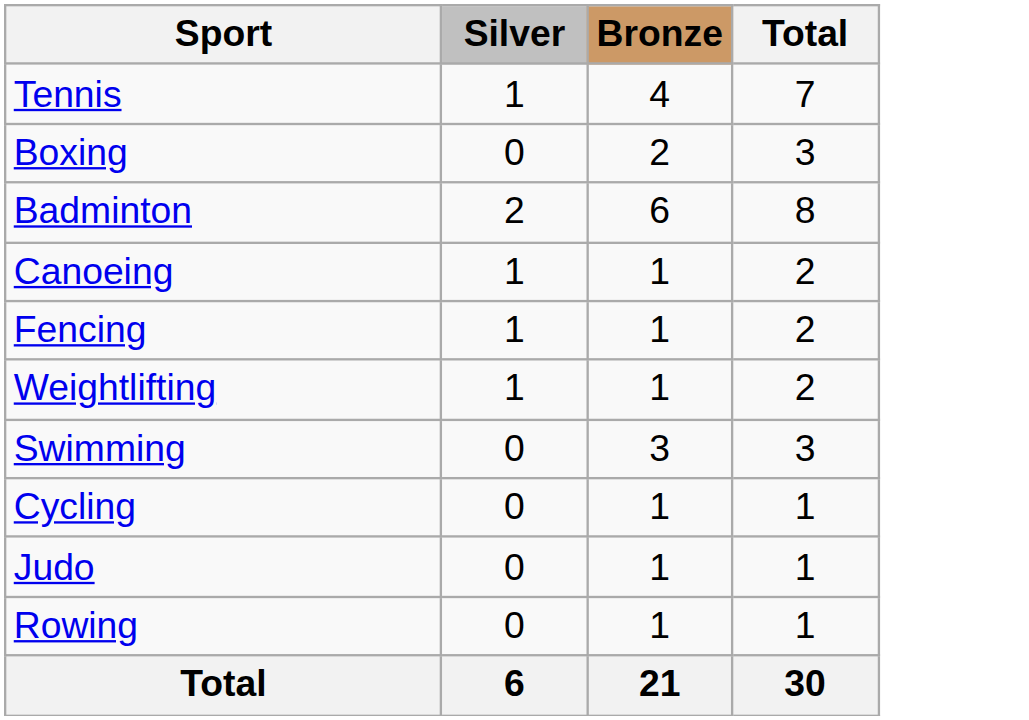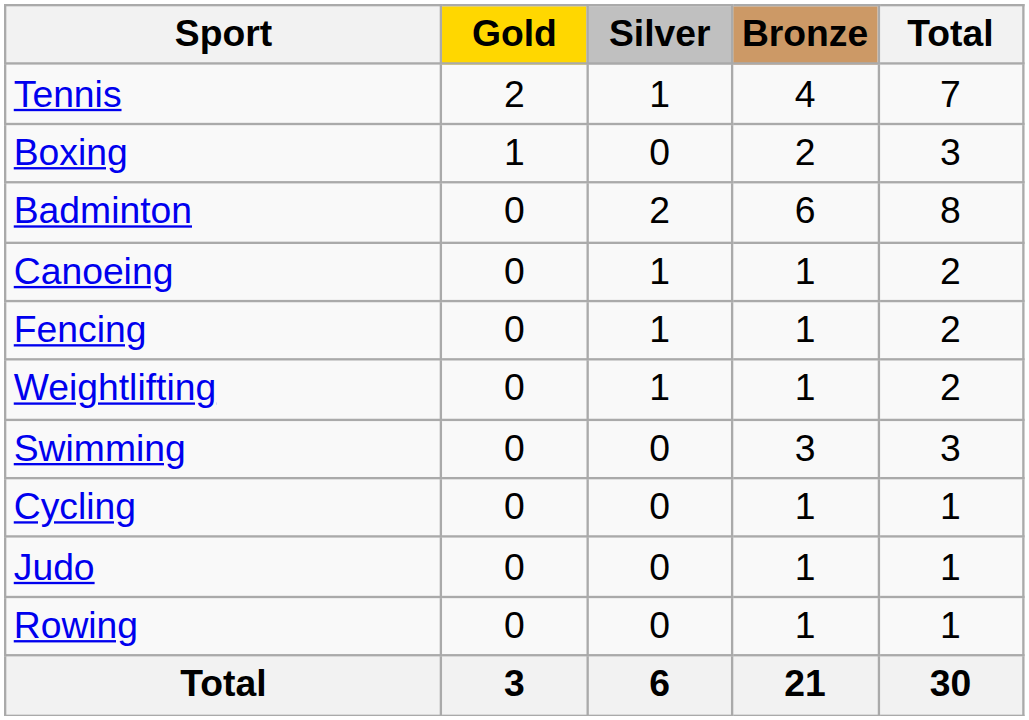+ column: (514, 34)
